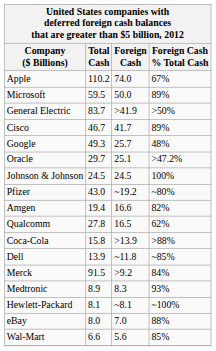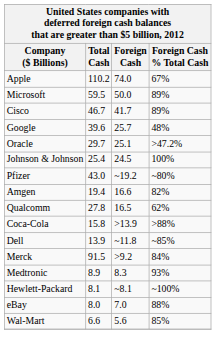- row: (39, 111)
(97, 143) 49.3 -> (97, 127) 39.6
(97, 176) 24.5 -> (97, 160) 25.4
